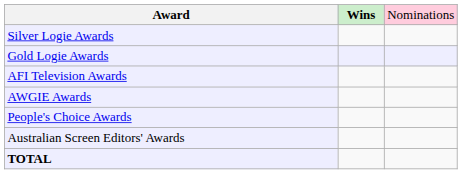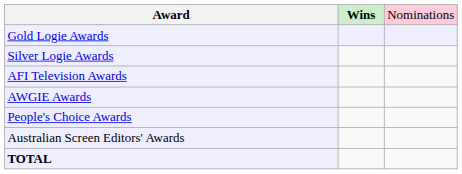rows swapped: (58, 55) <-> (60, 35)
